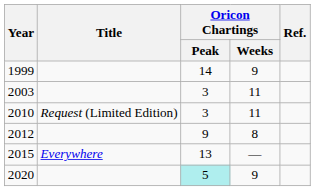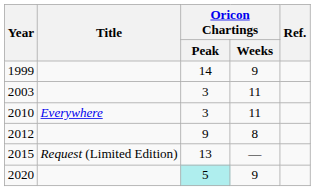(109, 112) Request (Limited Edition) -> (72, 112) Everywhere
(72, 154) Everywhere -> (109, 154) Request (Limited Edition)
